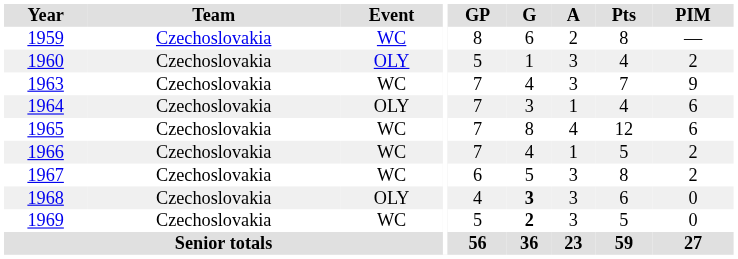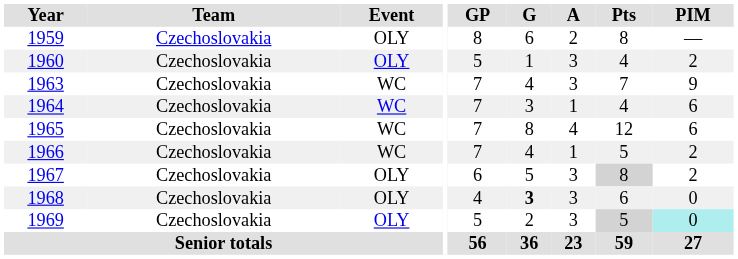(392, 38) WC -> (392, 38) OLY
(392, 106) OLY -> (392, 106) WC
(392, 174) WC -> (392, 174) OLY
(624, 174) no background -> (624, 174) lightgrey background
(392, 220) WC -> (392, 220) OLY
(529, 220) bold -> (529, 220) normal
(624, 220) no background -> (624, 220) lightgrey background
(693, 220) no background -> (693, 220) paleturquoise background
